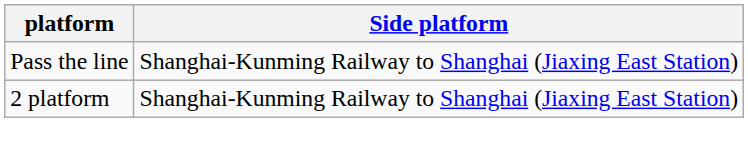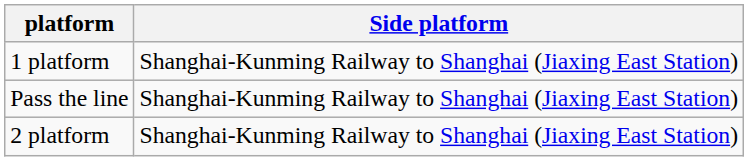+ row: (60, 60)
